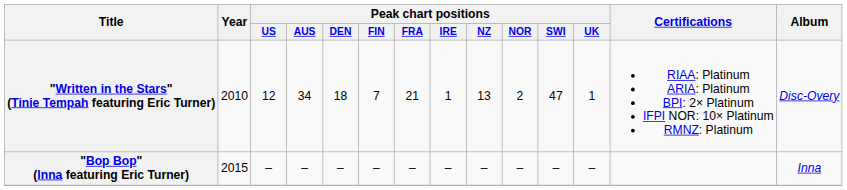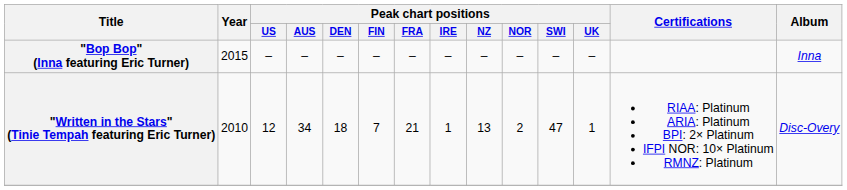rows swapped: (111, 96) <-> (111, 168)
